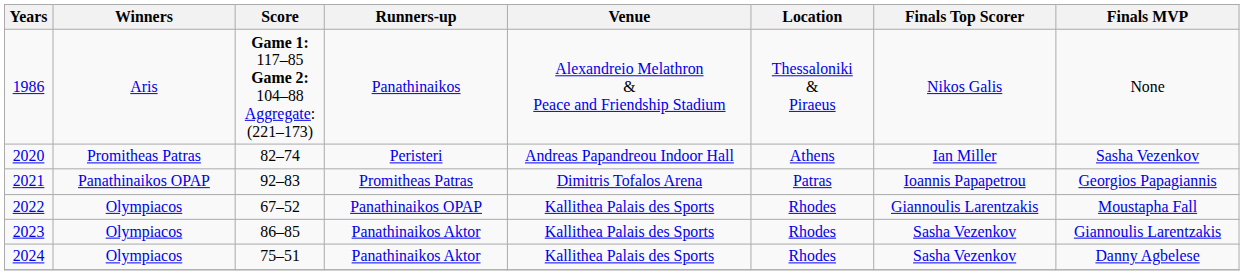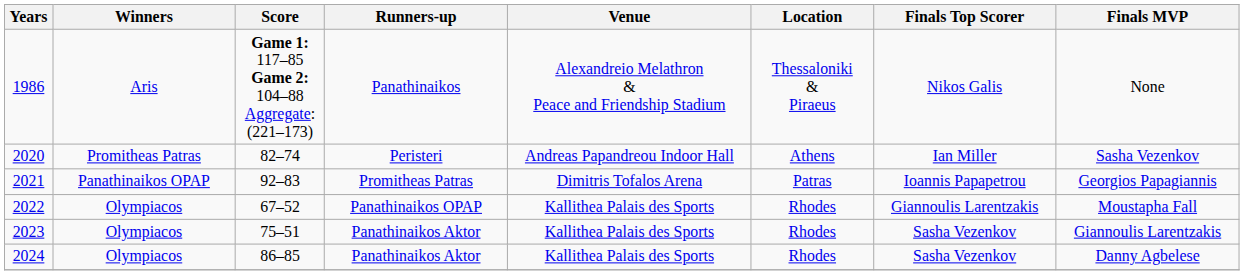(280, 231) 86–85 -> (280, 231) 75–51
(280, 256) 75–51 -> (280, 256) 86–85
